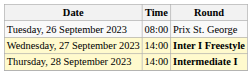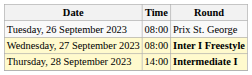(156, 45) 14:00 -> (156, 45) 08:00
